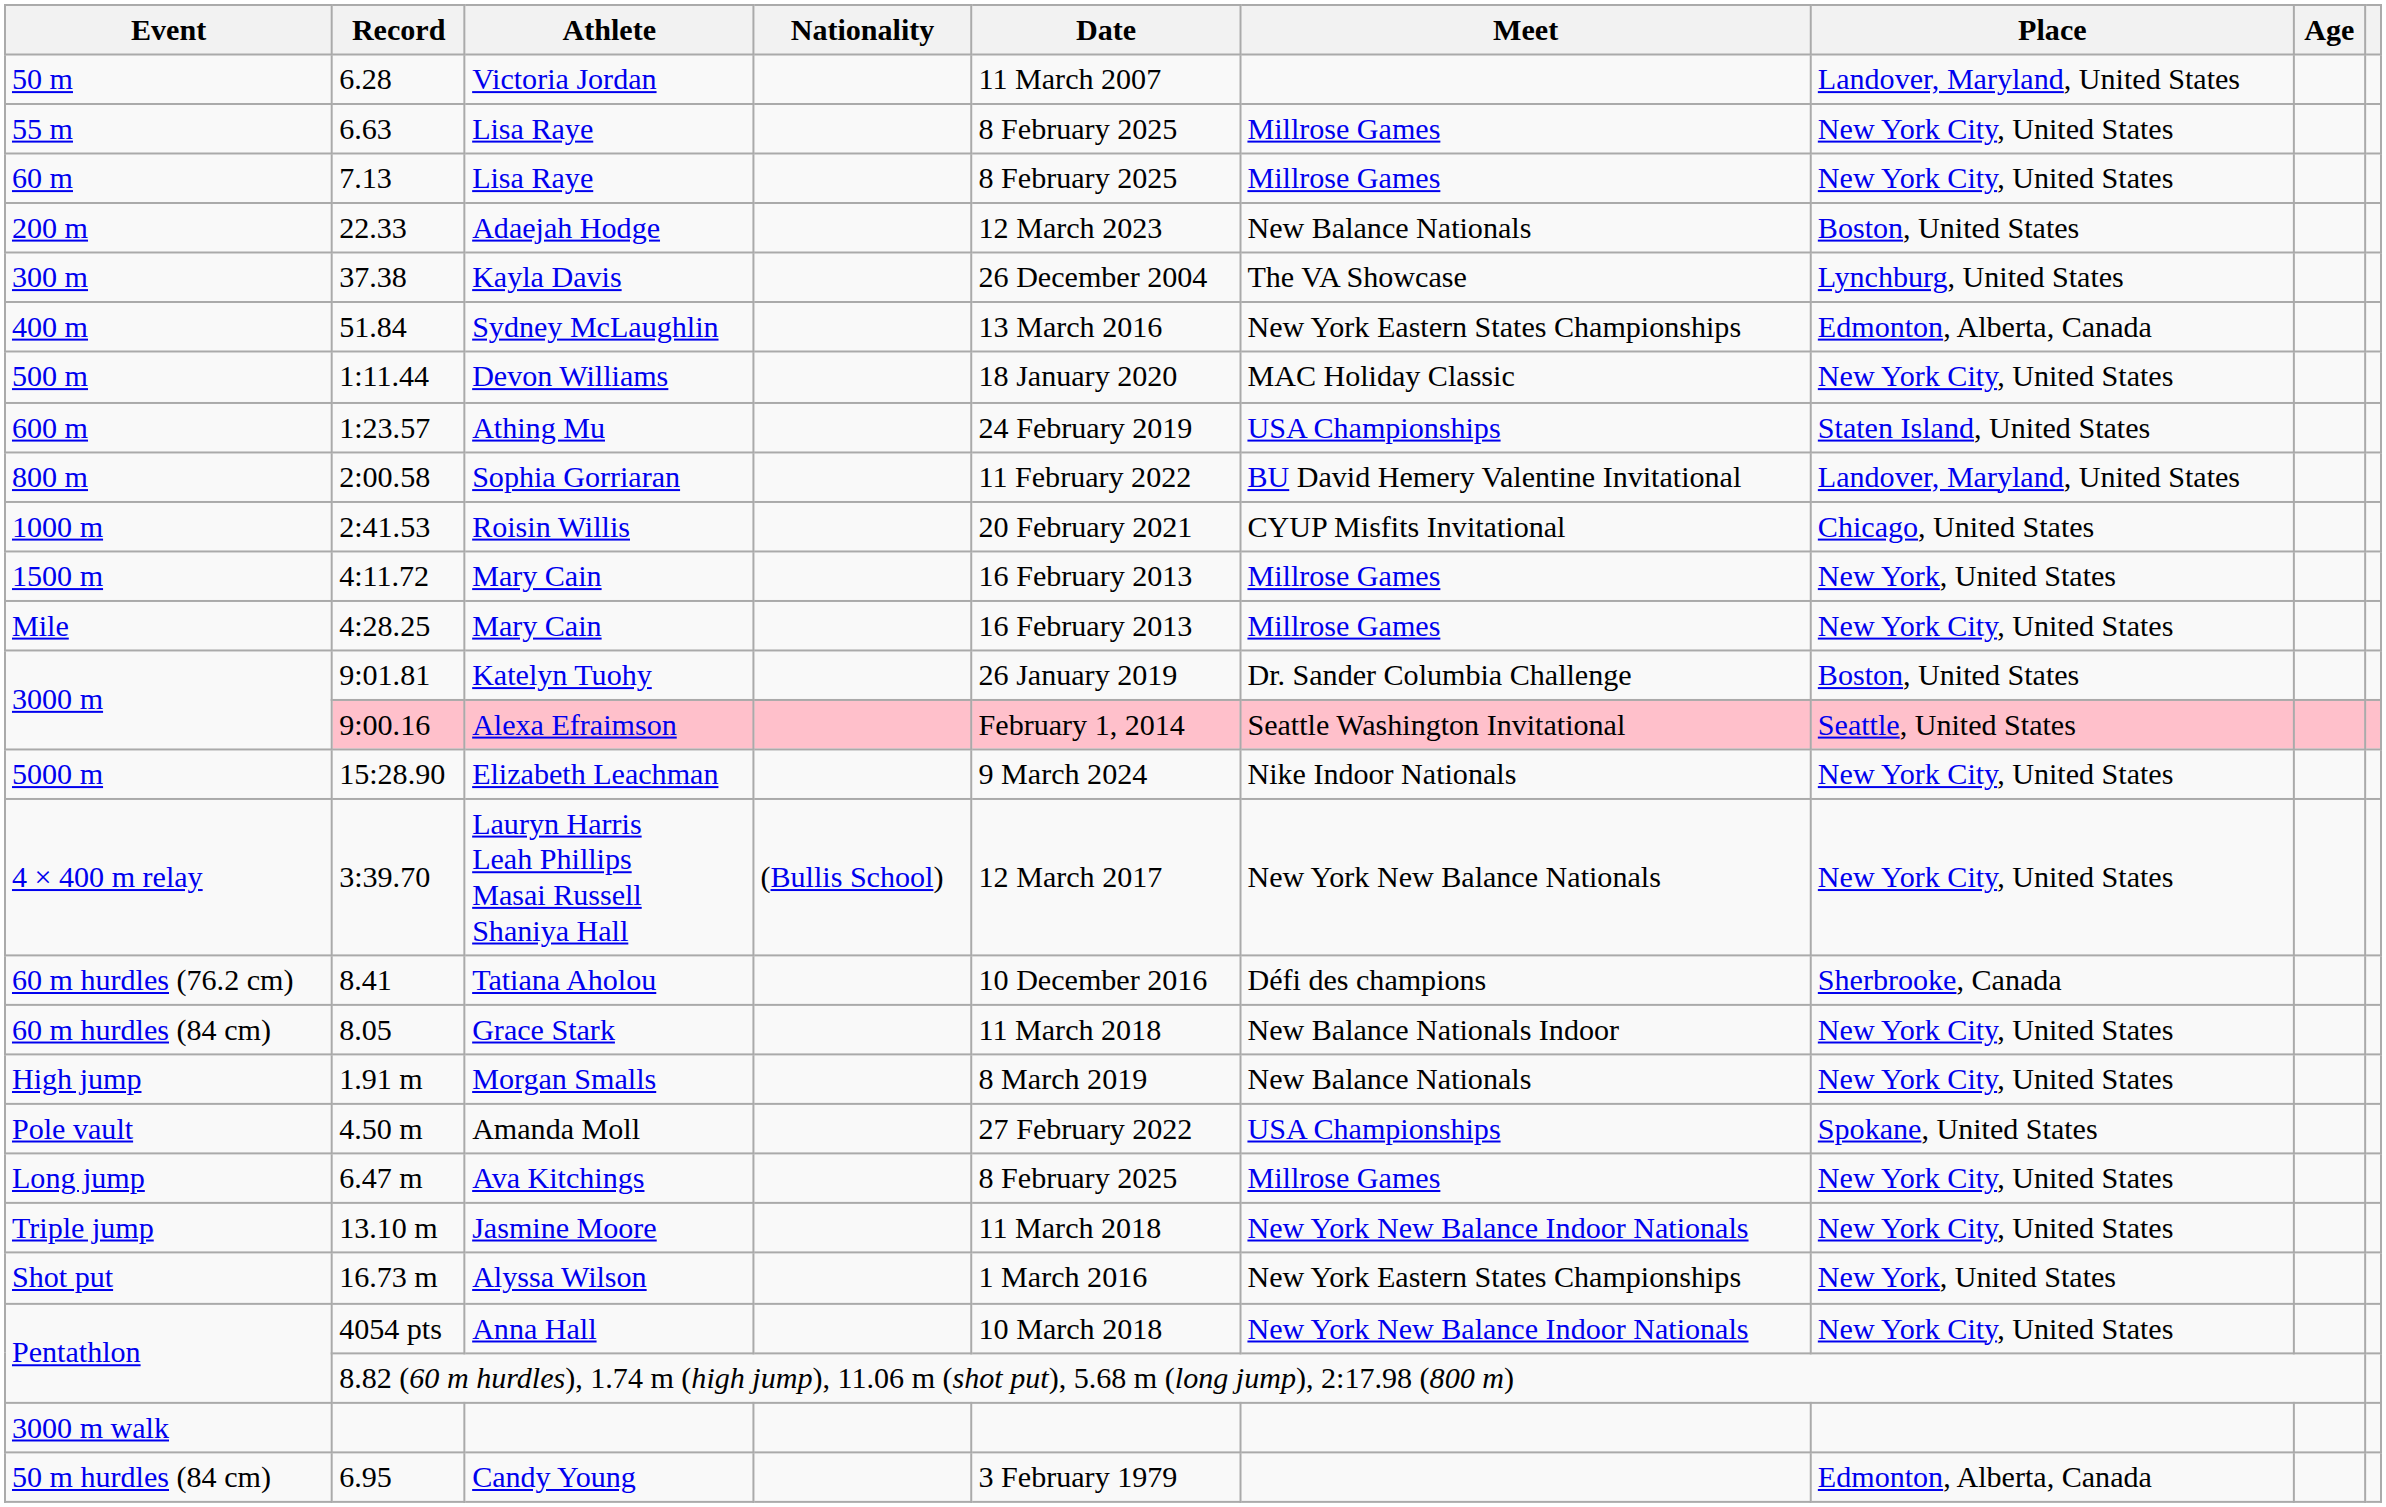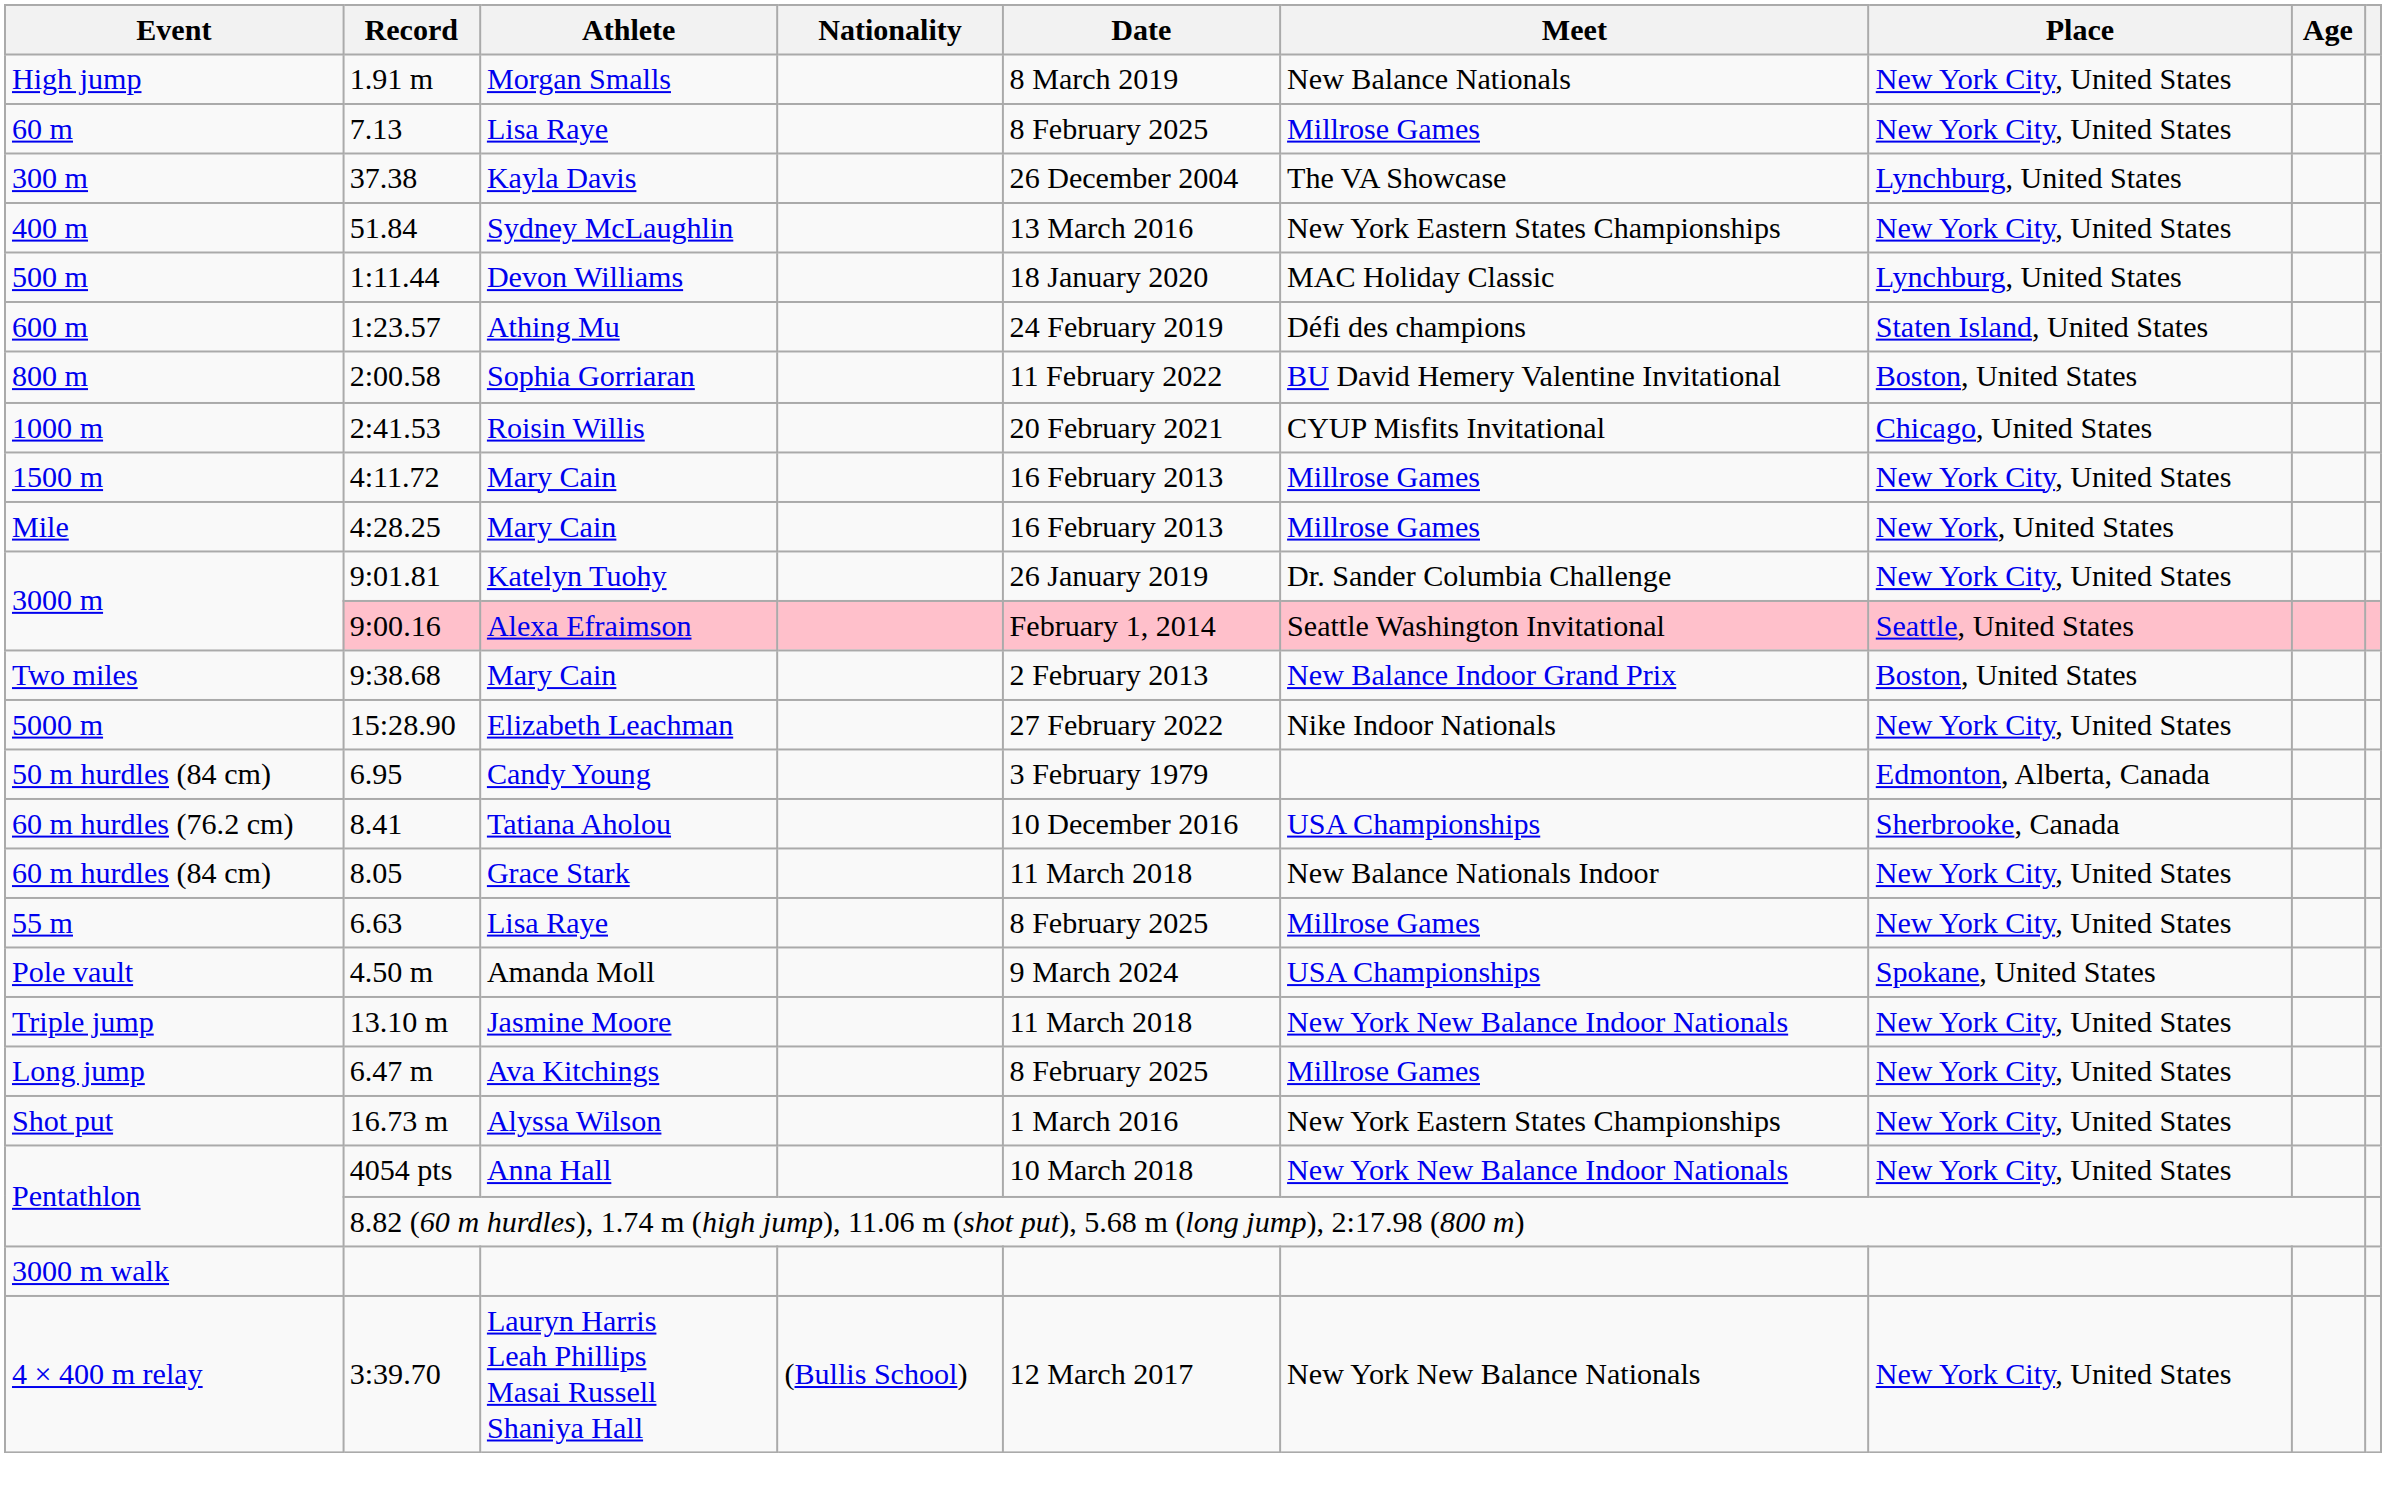- row: (42, 79)
rows swapped: (42, 128) <-> (77, 1079)
- row: (50, 227)
(1985, 327) Edmonton, Alberta, Canada -> (2054, 227) New York City, United States
(1996, 376) New York City, United States -> (2029, 277) Lynchburg, United States
(1374, 426) USA Championships -> (1406, 327) Défi des champions
(2029, 476) Landover, Maryland, United States -> (2007, 376) Boston, United States
(1967, 575) New York, United States -> (2054, 476) New York City, United States
(1996, 624) New York City, United States -> (2025, 525) New York, United States
(1949, 674) Boston, United States -> (2054, 575) New York City, United States
+ row: (75, 674)
(1063, 773) 9 March 2024 -> (1116, 724) 27 February 2022
rows swapped: (141, 1476) <-> (107, 876)
(1367, 980) Défi des champions -> (1414, 823) USA Championships
(1085, 1128) 27 February 2022 -> (1094, 972) 9 March 2024
rows swapped: (78, 1178) <-> (83, 1228)
(1967, 1277) New York, United States -> (2054, 1121) New York City, United States
